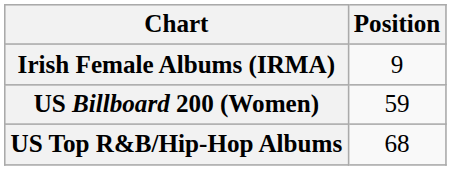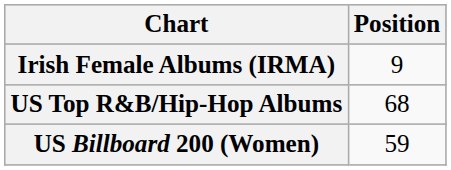rows swapped: (176, 104) <-> (176, 143)
